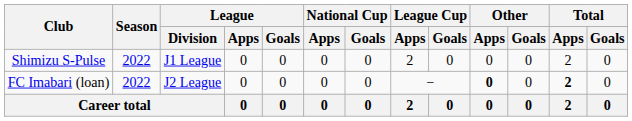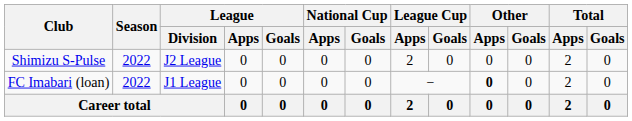(193, 60) J1 League -> (193, 60) J2 League
(193, 82) J2 League -> (193, 82) J1 League
(568, 82) bold -> (568, 82) normal
